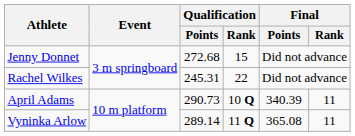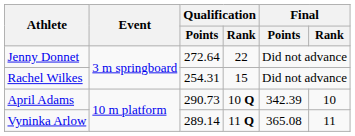(202, 57) 272.68 -> (202, 57) 272.64
(241, 57) 15 -> (241, 57) 22
(202, 78) 245.31 -> (202, 78) 254.31
(241, 78) 22 -> (241, 78) 15
(284, 99) 340.39 -> (284, 99) 342.39
(329, 99) 11 -> (329, 99) 10
